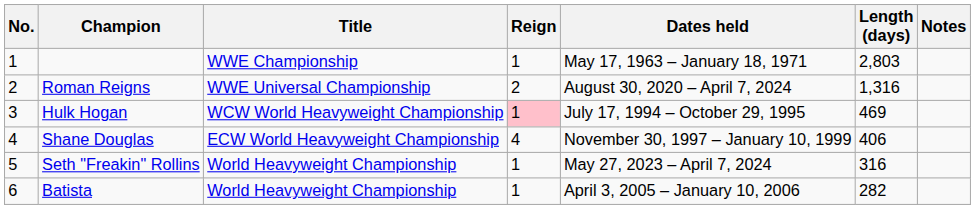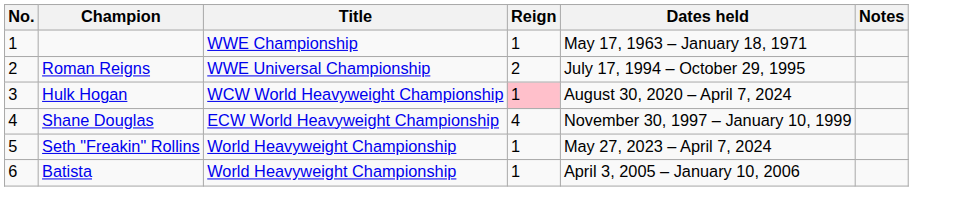- column: (886, 26)
(678, 87) August 30, 2020 – April 7, 2024 -> (685, 69) July 17, 1994 – October 29, 1995
(685, 113) July 17, 1994 – October 29, 1995 -> (678, 95) August 30, 2020 – April 7, 2024
